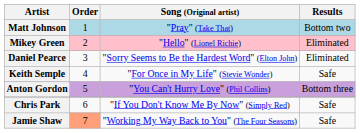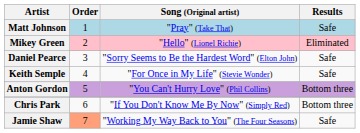(327, 27) Bottom two -> (327, 27) Safe
(327, 58) Eliminated -> (327, 58) Safe
(327, 105) Safe -> (327, 105) Bottom three
